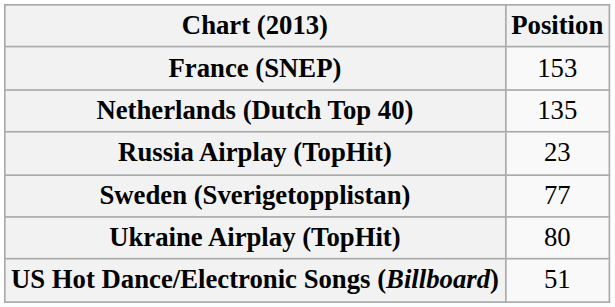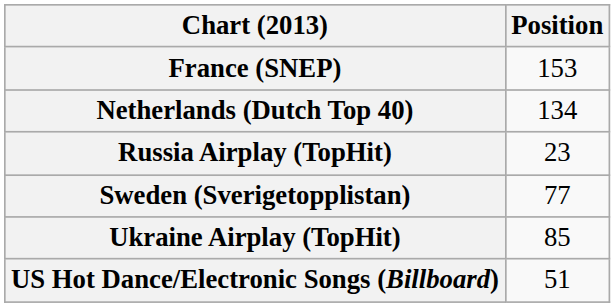(557, 110) 135 -> (557, 110) 134
(557, 237) 80 -> (557, 237) 85
